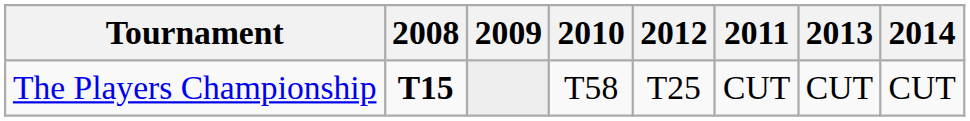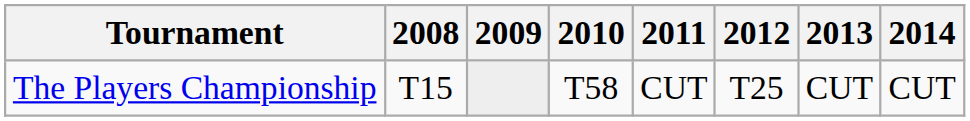columns swapped: (757, 32) <-> (674, 32)
(426, 87) bold -> (426, 87) normal
